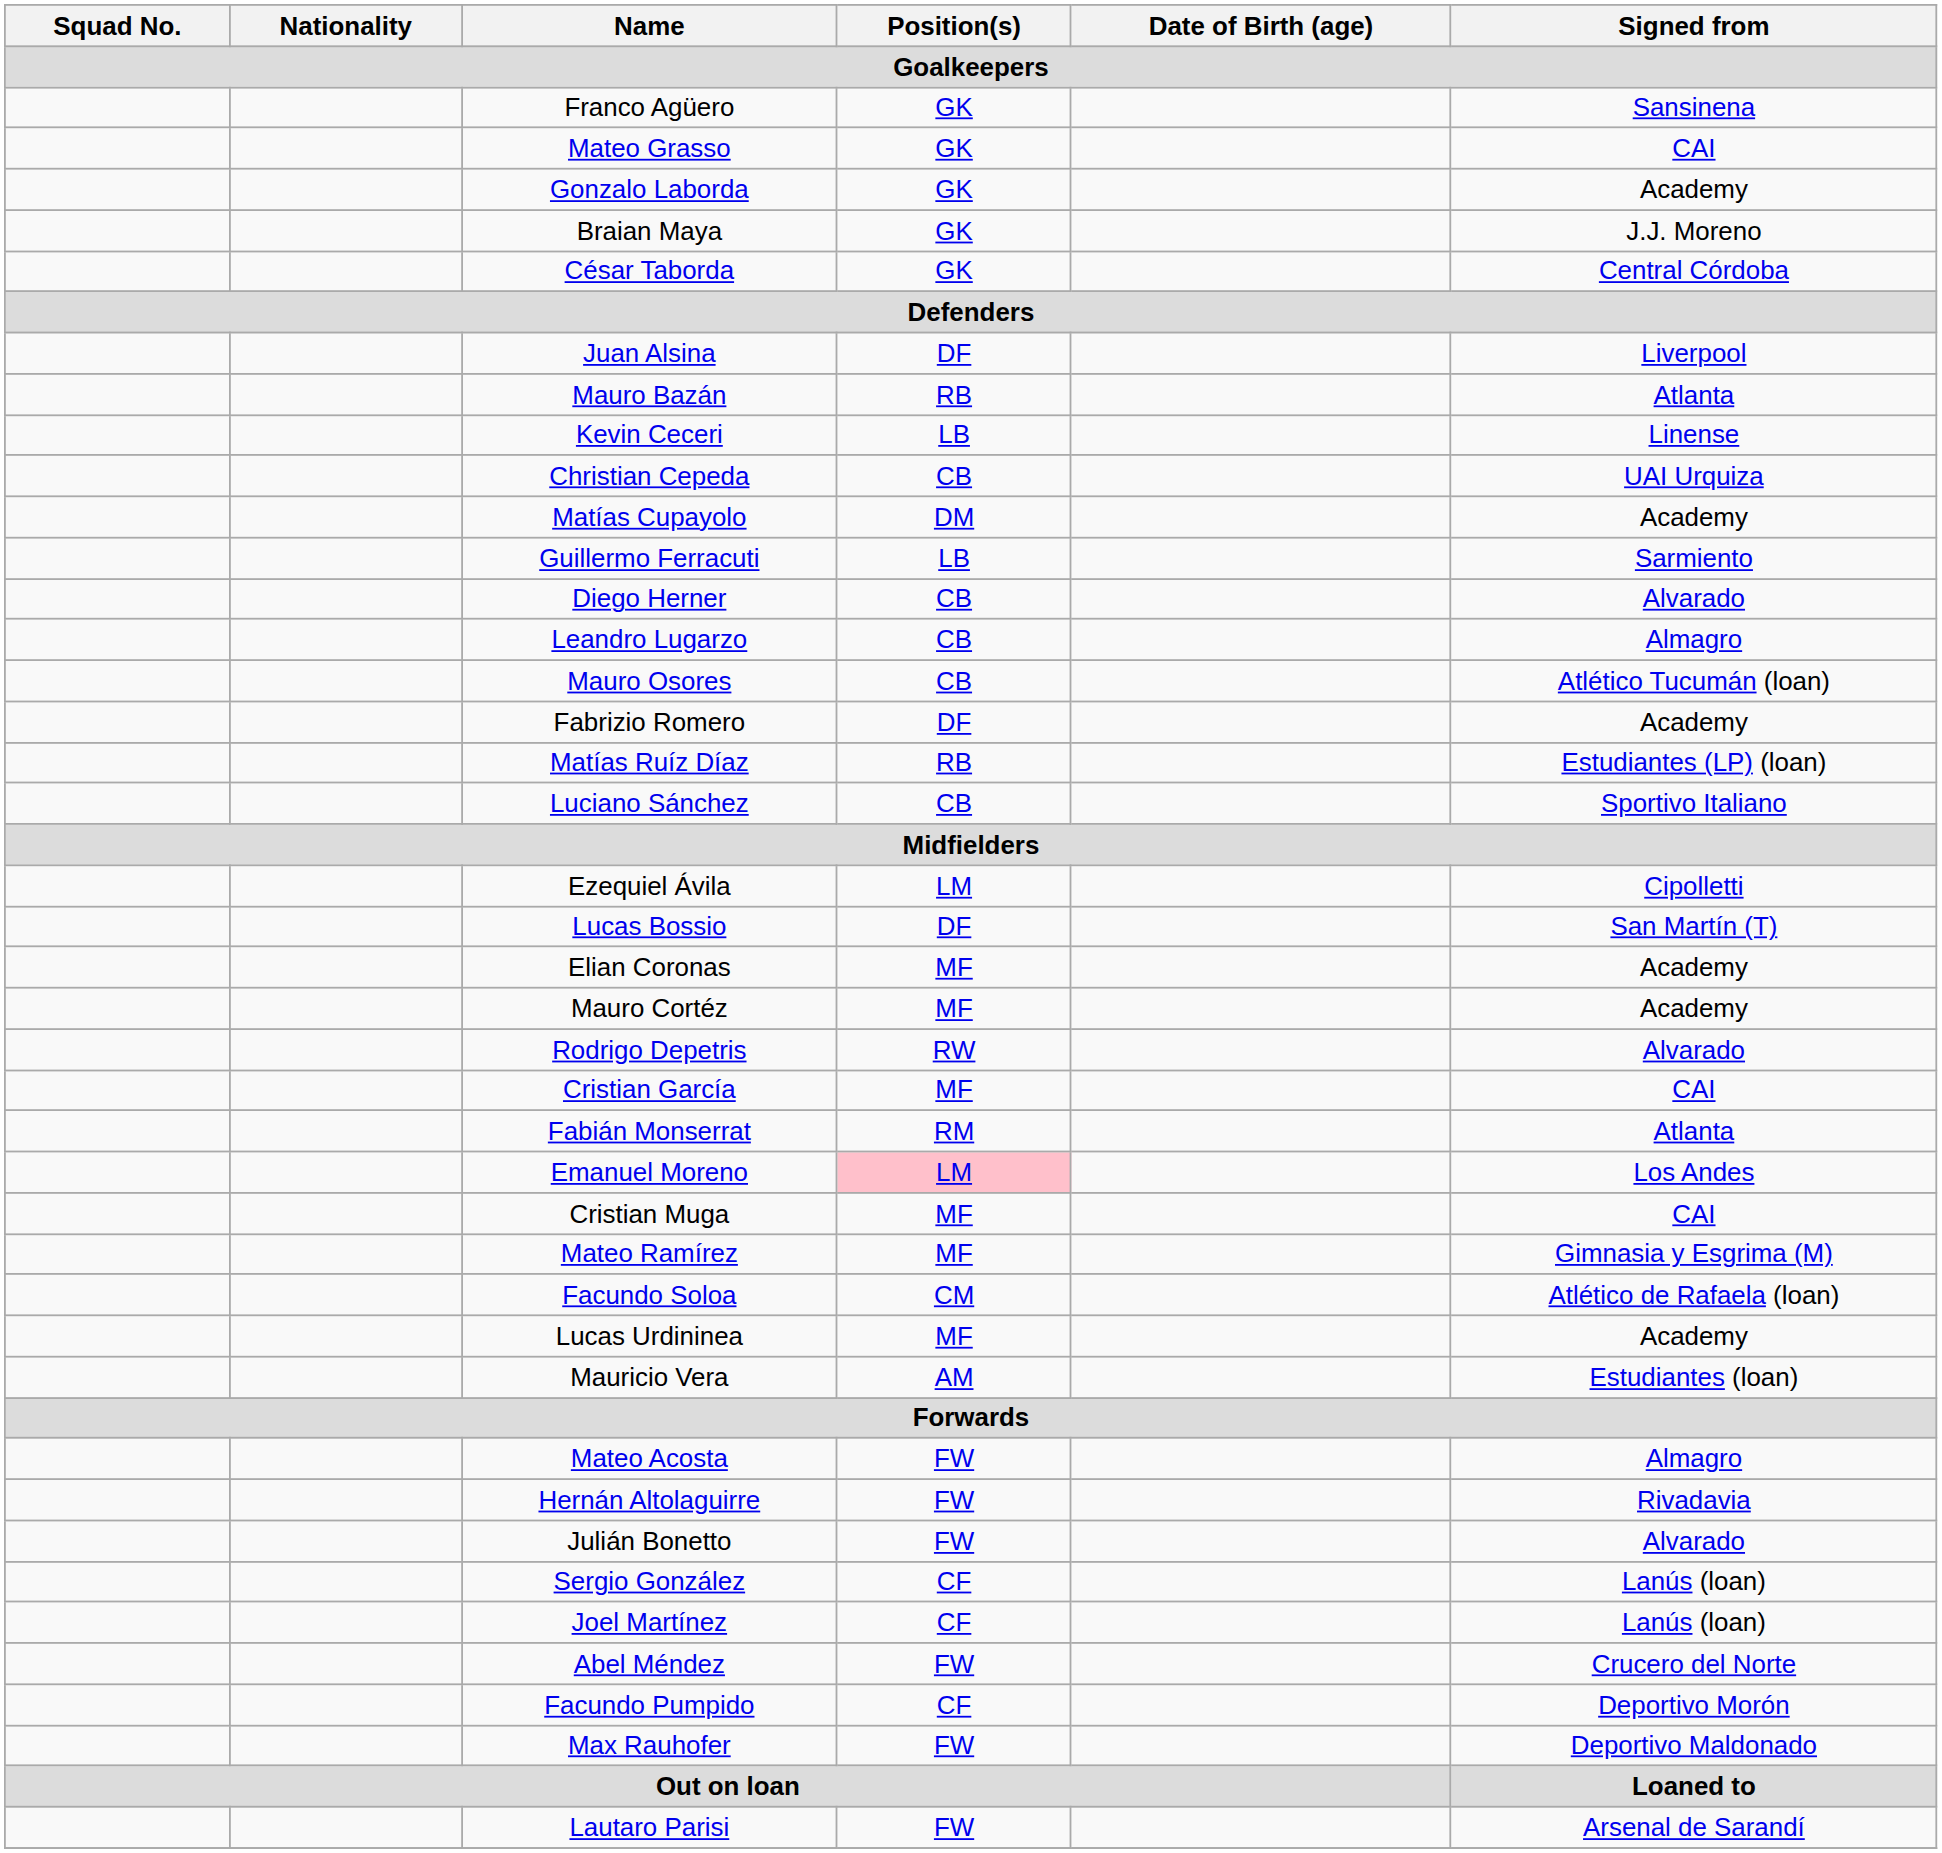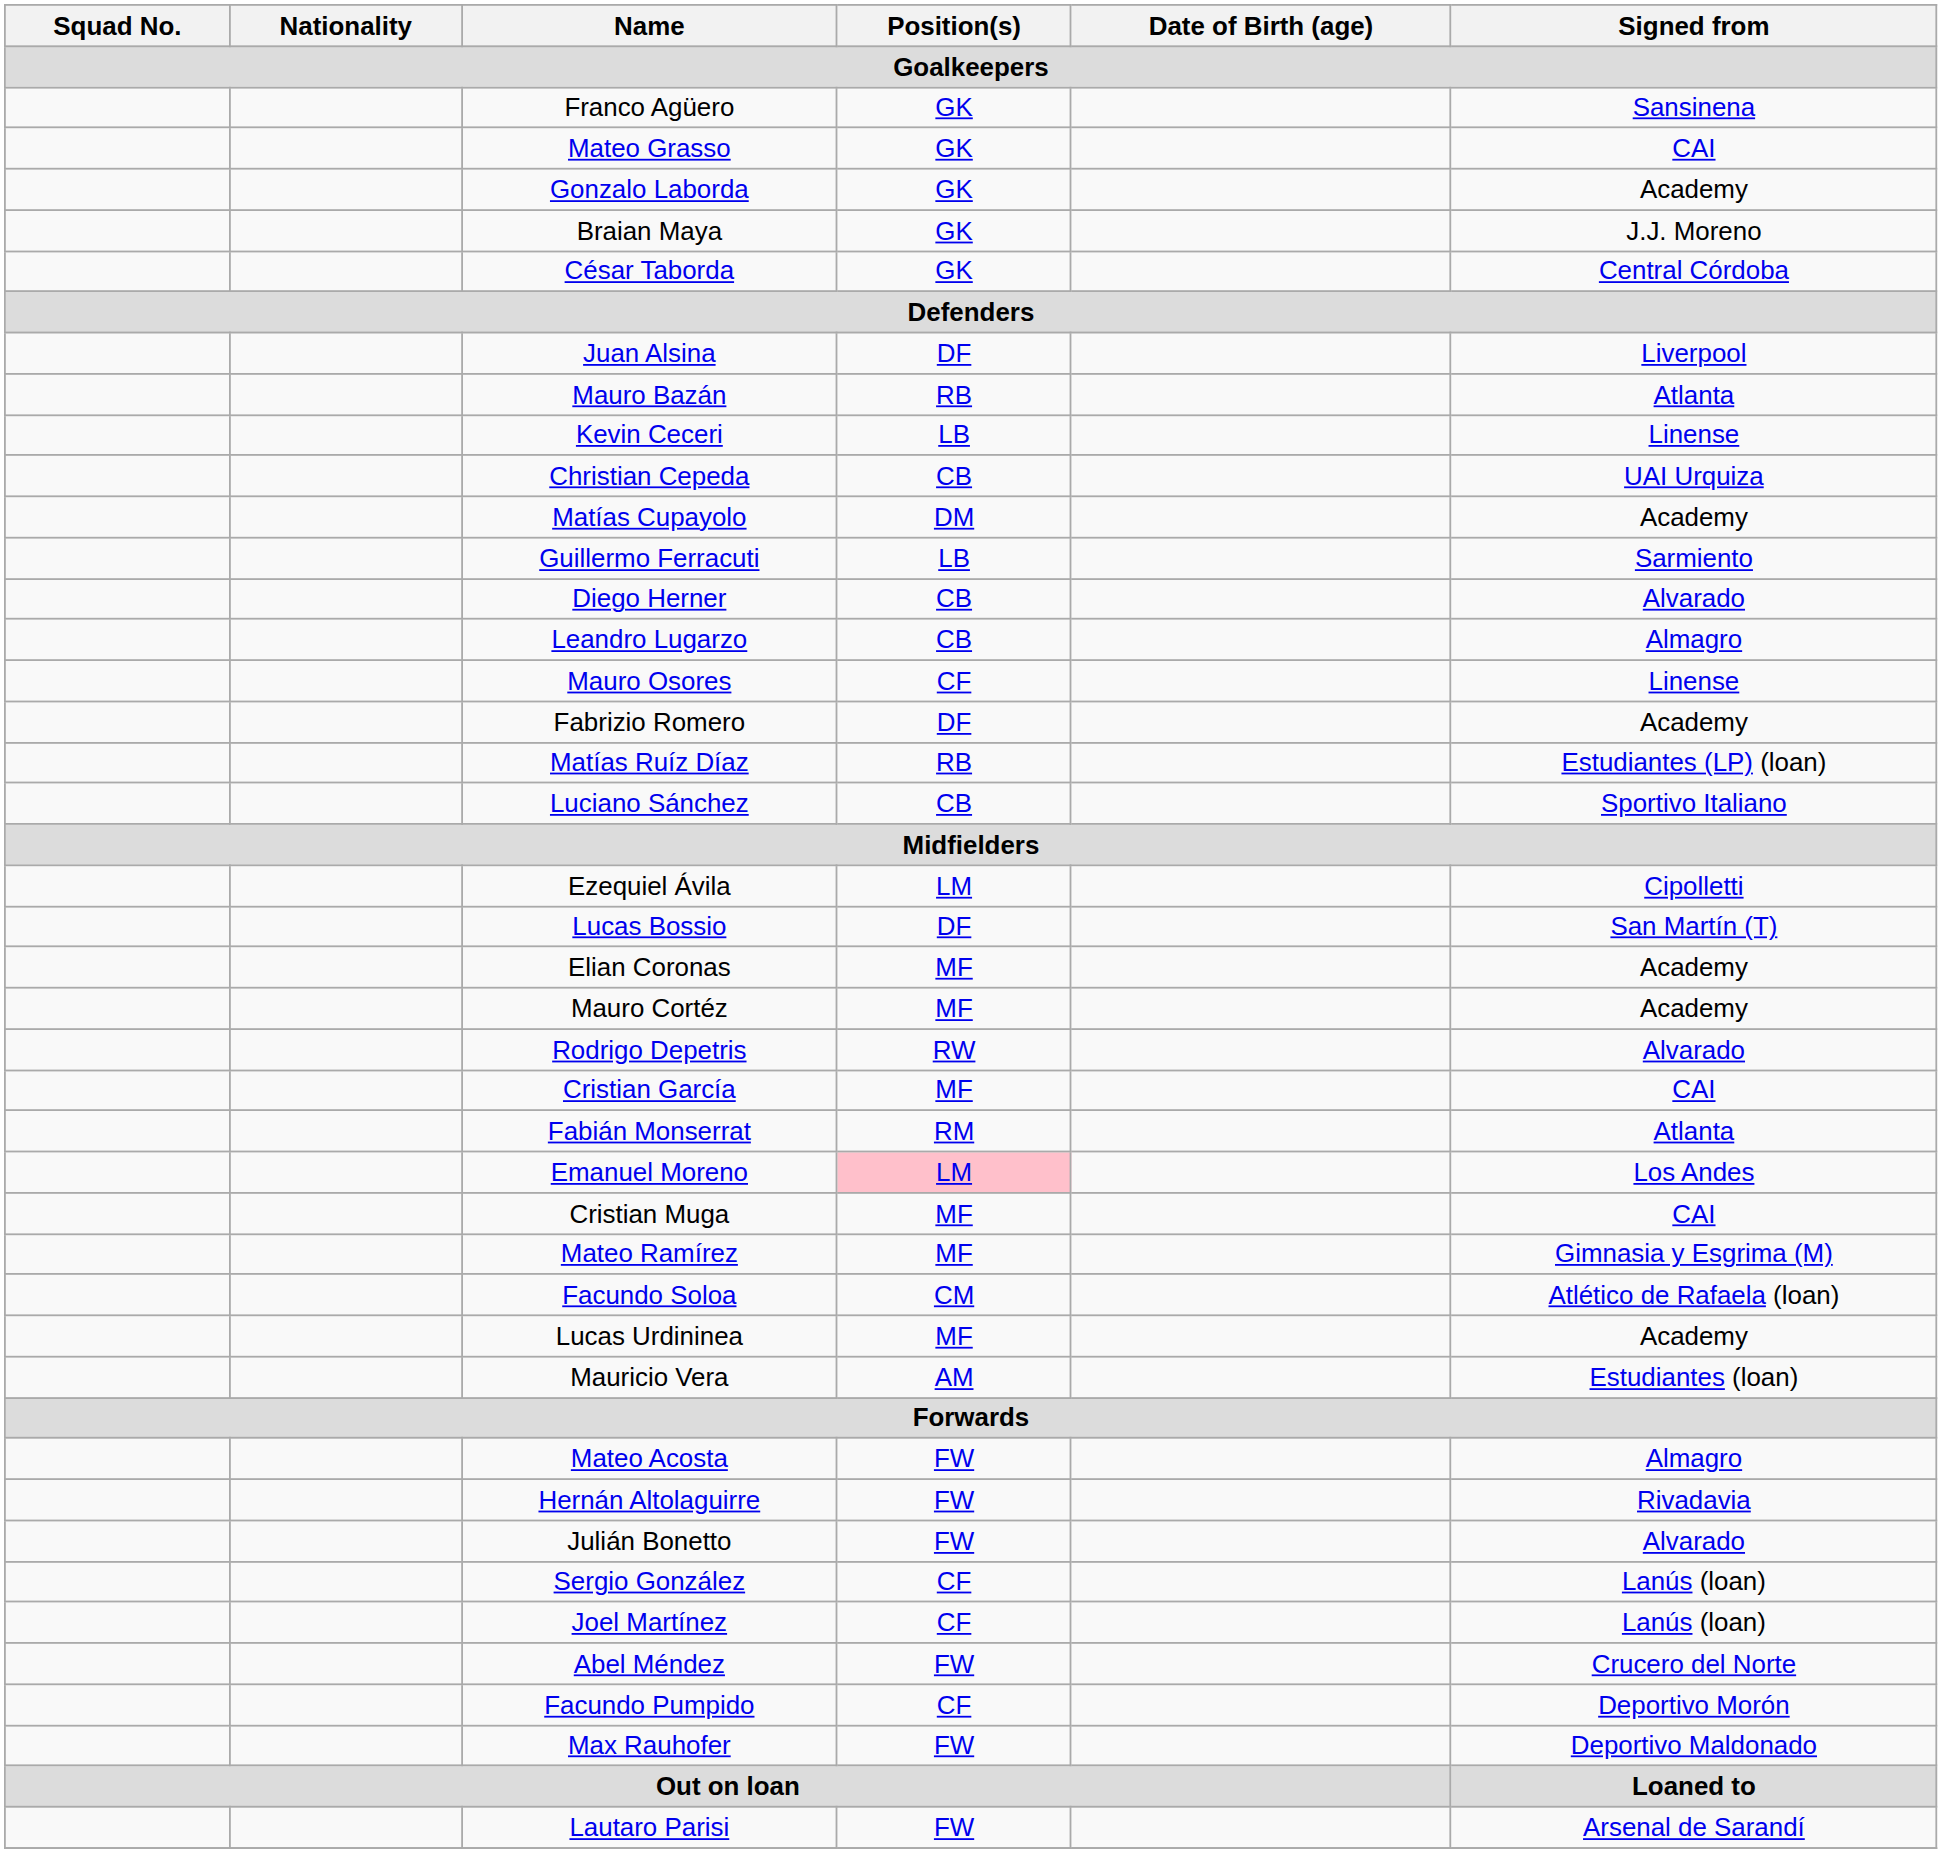(954, 681) CB -> (954, 681) CF
(1694, 681) Atlético Tucumán (loan) -> (1694, 681) Linense
